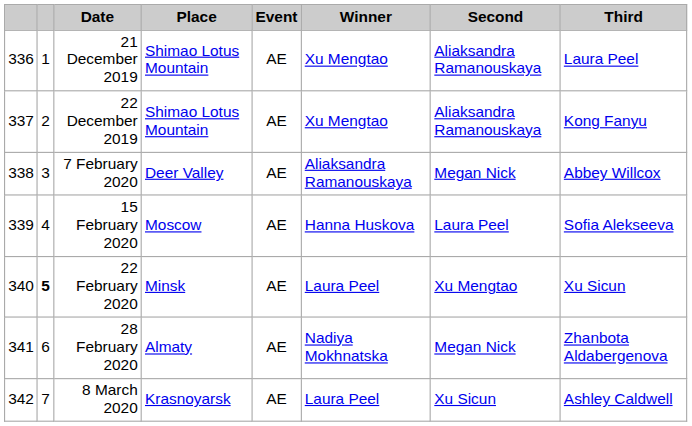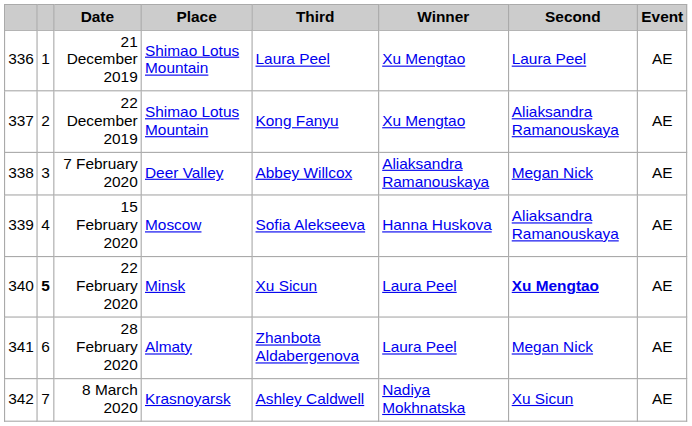columns swapped: (277, 16) <-> (624, 16)
(488, 59) Aliaksandra Ramanouskaya -> (549, 59) Laura Peel
(472, 225) Laura Peel -> (565, 225) Aliaksandra Ramanouskaya
(476, 286) normal -> (555, 286) bold
(346, 347) Nadiya Mokhnatska -> (419, 347) Laura Peel
(342, 399) Laura Peel -> (424, 399) Nadiya Mokhnatska
